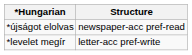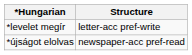rows swapped: (36, 42) <-> (40, 27)
